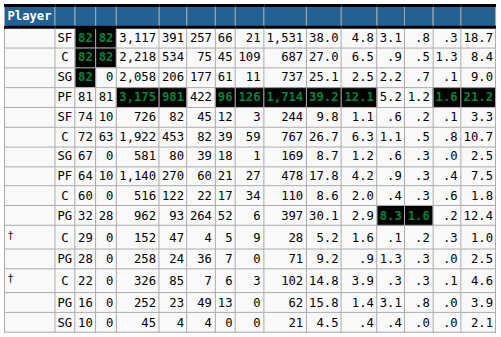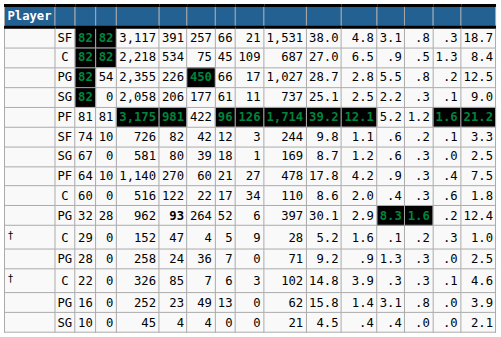+ row: (65, 78)
(422, 78) .7 -> (422, 98) .3
(205, 117) 45 -> (205, 137) 42
- row: (65, 137)
(177, 216) normal -> (177, 216) bold
